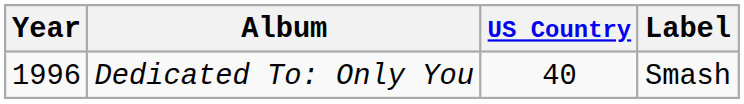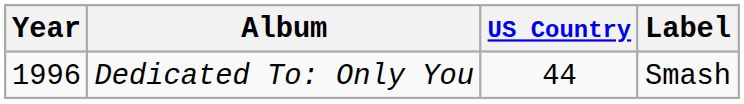(559, 75) 40 -> (559, 75) 44
